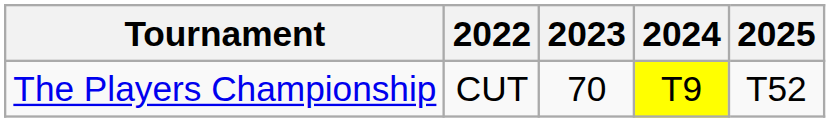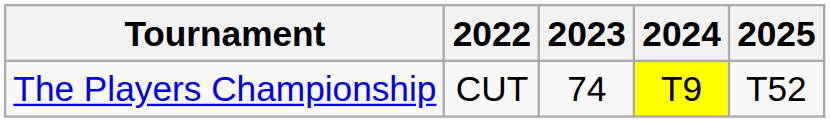(587, 89) 70 -> (587, 89) 74
